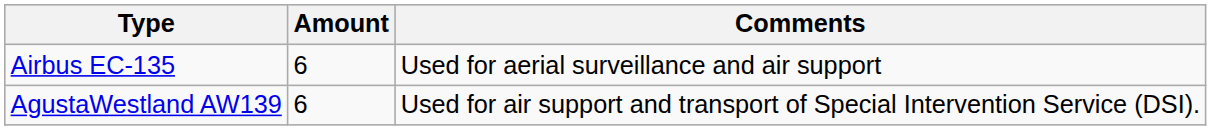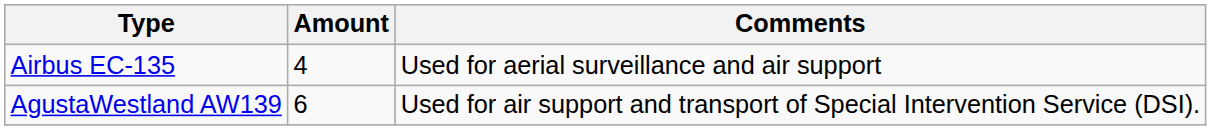(301, 64) 6 -> (301, 64) 4
